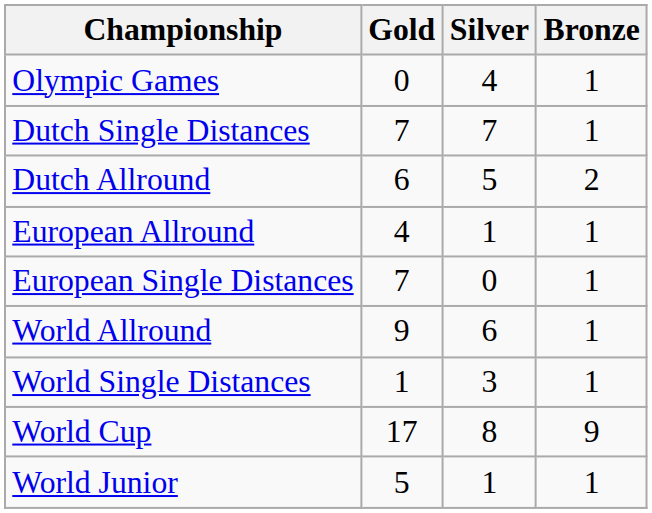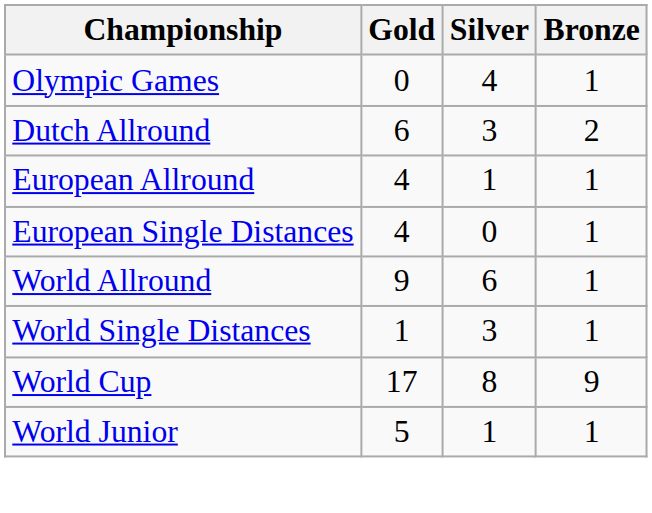- row: (161, 130)
(489, 180) 5 -> (489, 130) 3
(402, 280) 7 -> (402, 230) 4
